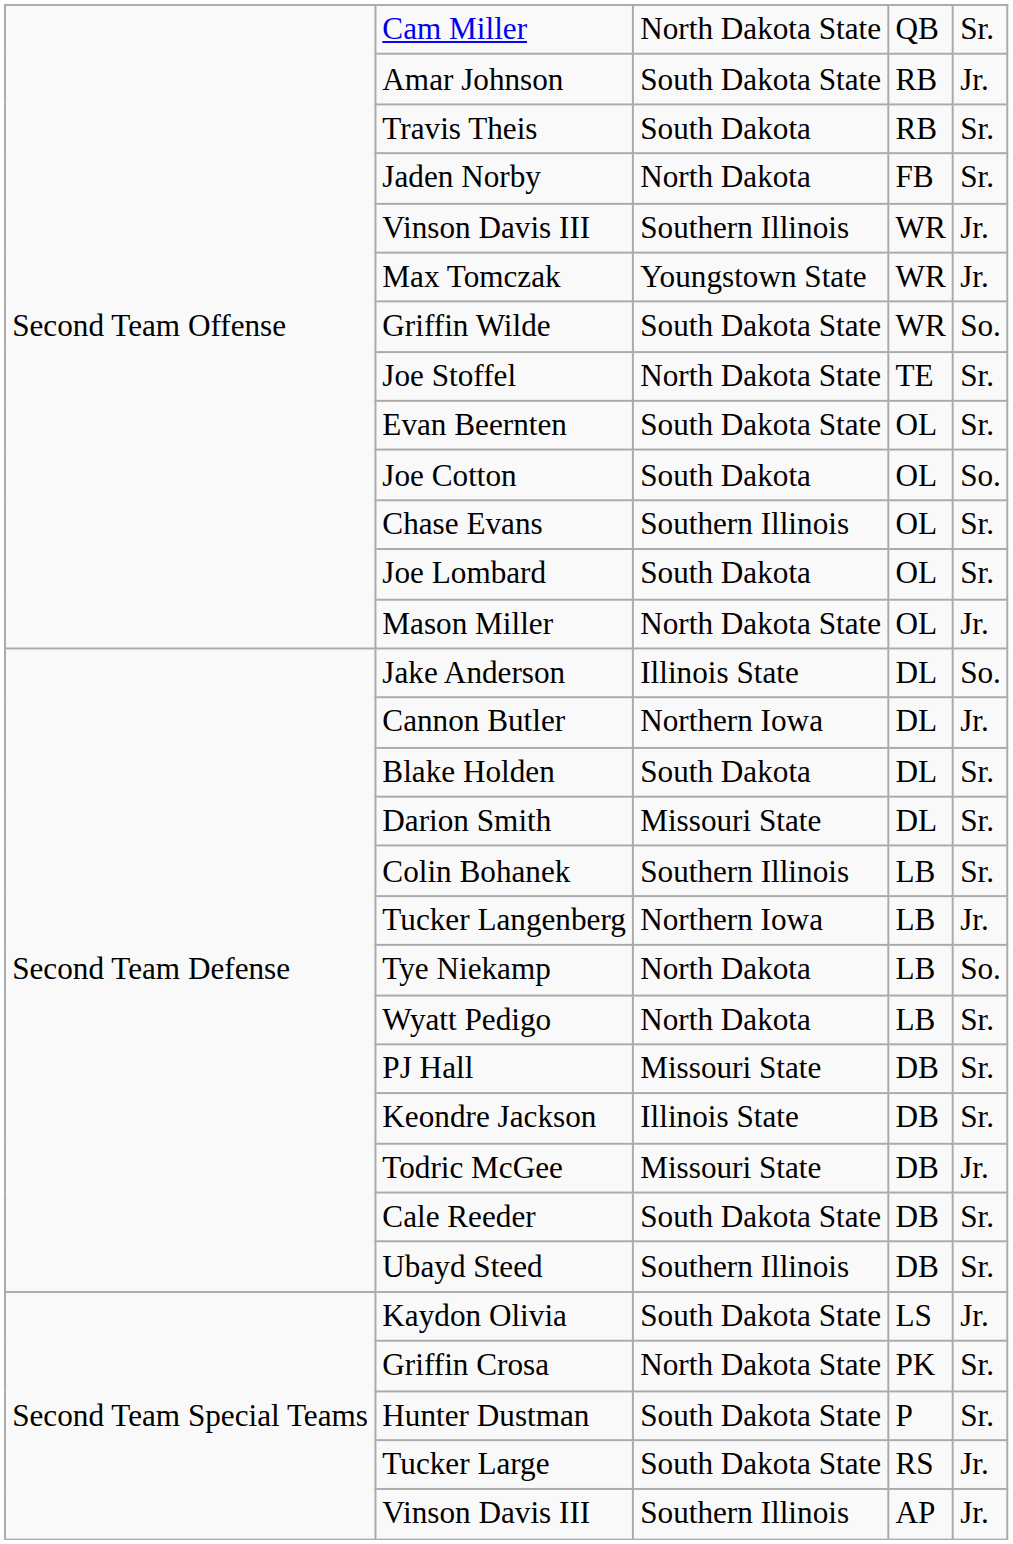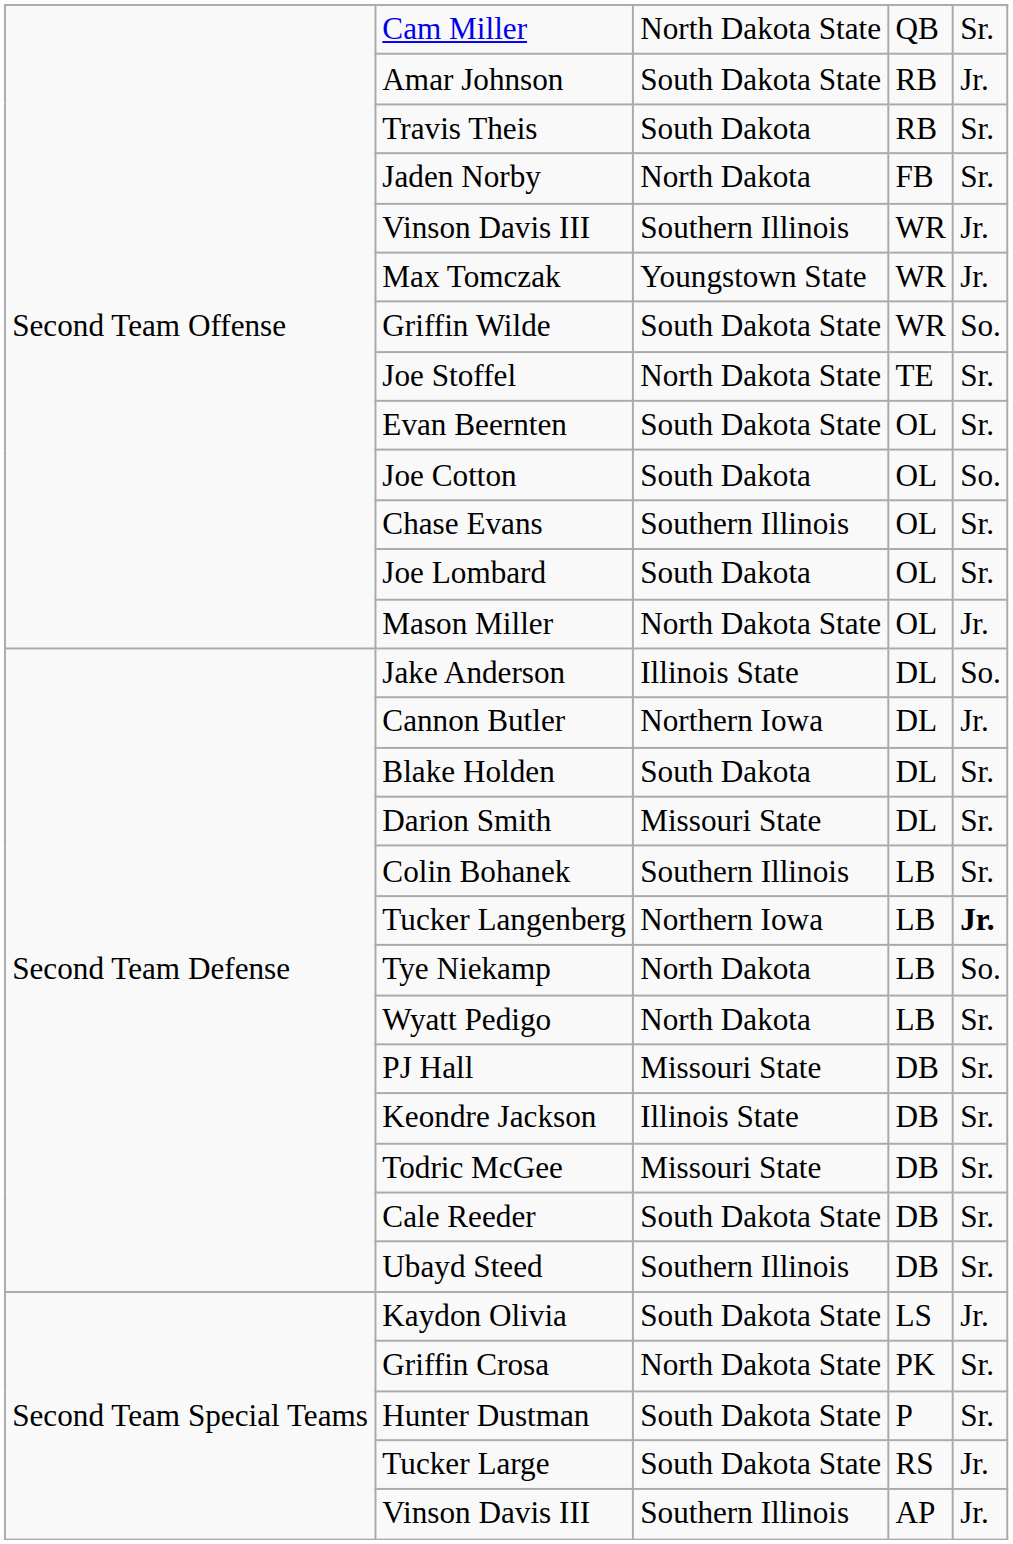(974, 919) normal -> (977, 919) bold
(974, 1167) Jr. -> (977, 1167) Sr.
